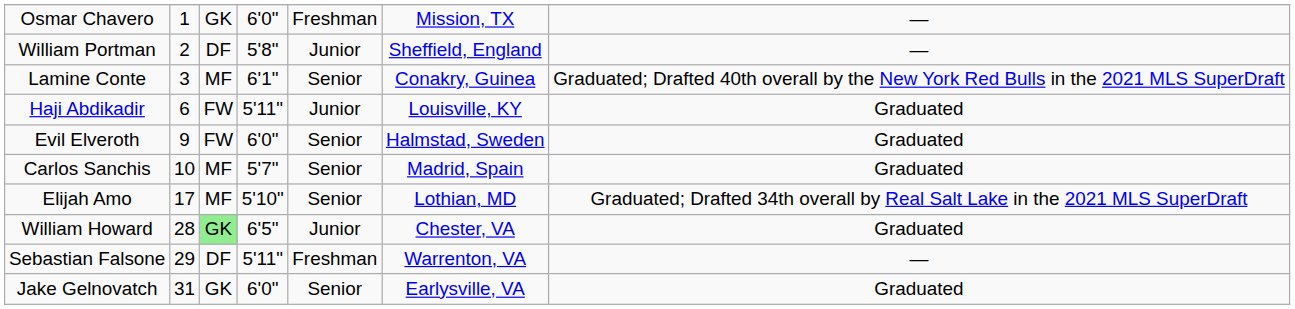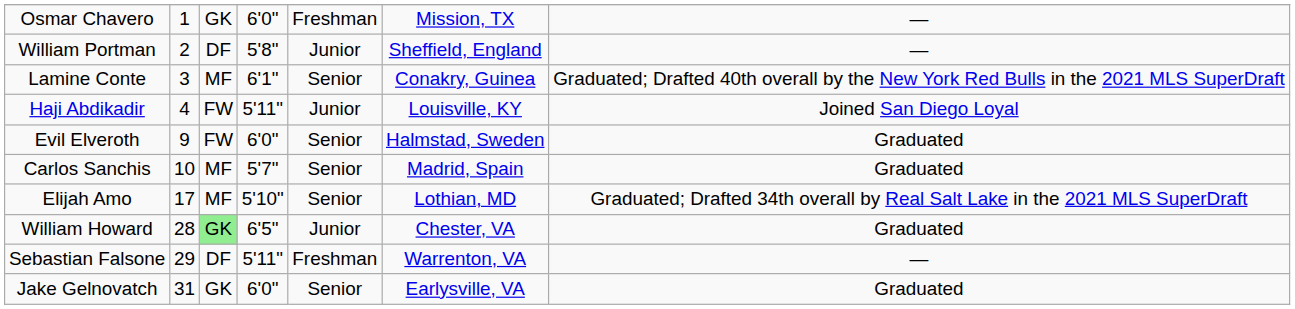(185, 109) 6 -> (185, 109) 4
(919, 109) Graduated -> (919, 109) Joined San Diego Loyal
